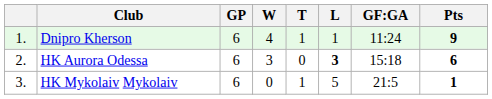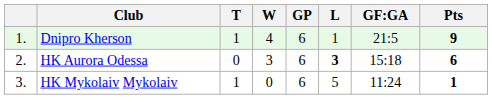columns swapped: (236, 15) <-> (302, 15)
(385, 37) 11:24 -> (385, 37) 21:5
(385, 82) 21:5 -> (385, 82) 11:24
